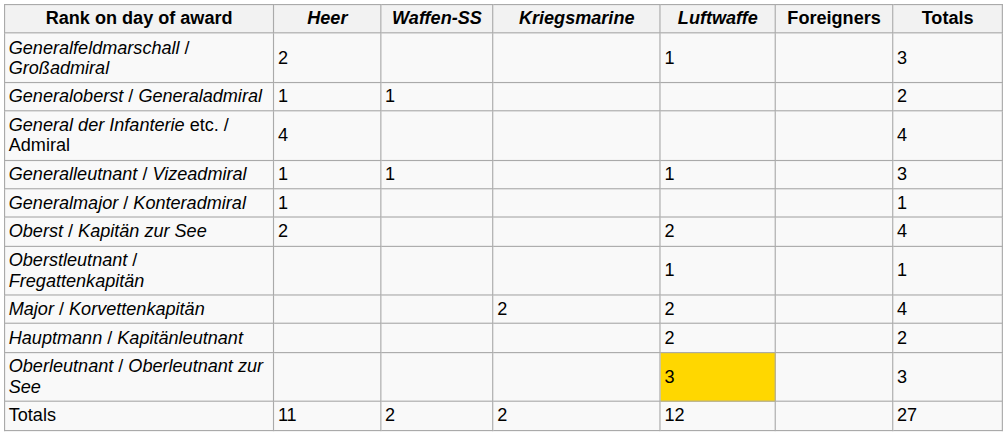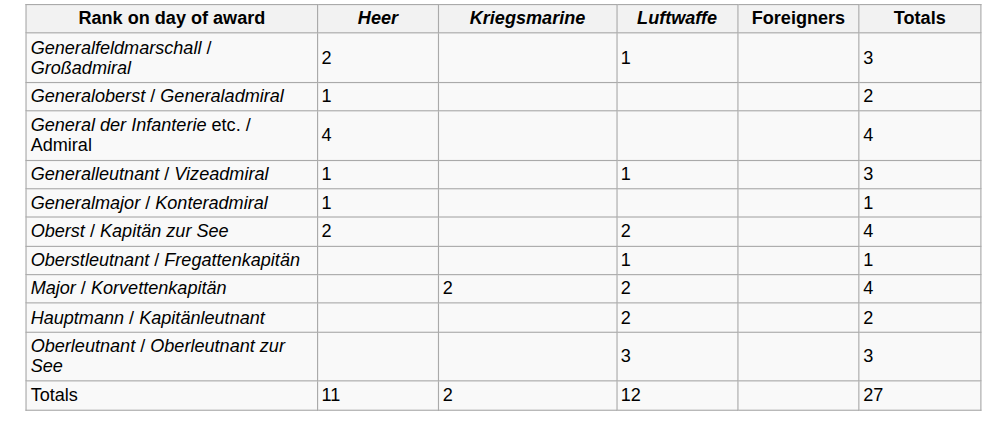- column: (437, 18)
(670, 376) gold background -> (626, 356) no background
